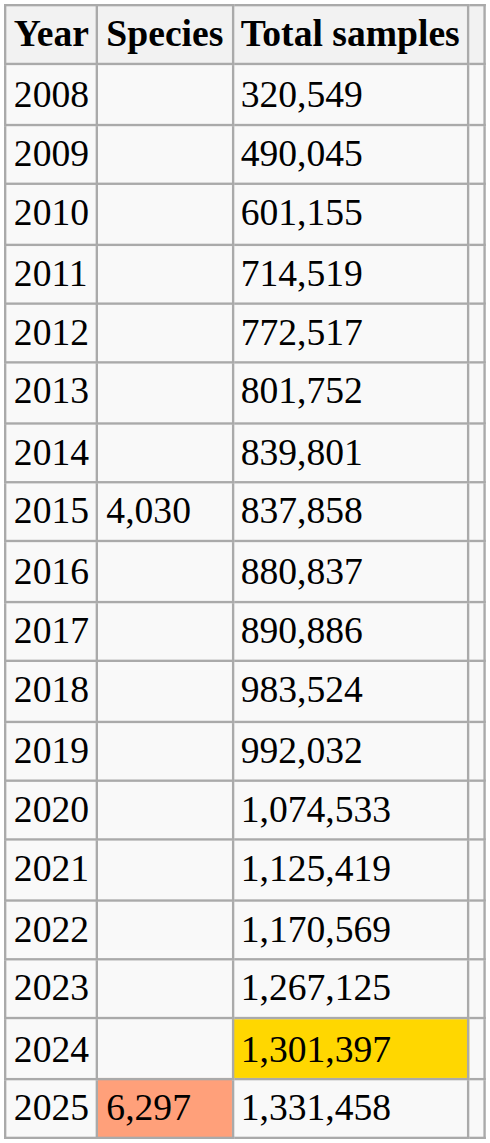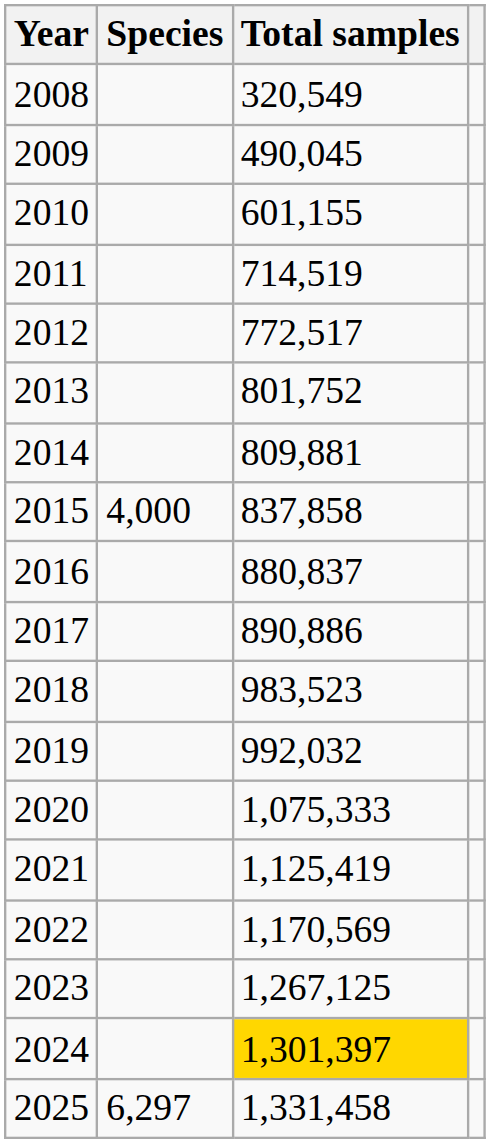(302, 451) 839,801 -> (302, 451) 809,881
(149, 511) 4,030 -> (149, 511) 4,000
(302, 690) 983,524 -> (302, 690) 983,523
(316, 809) 1,074,533 -> (316, 809) 1,075,333
(149, 1107) lightsalmon background -> (149, 1107) no background
